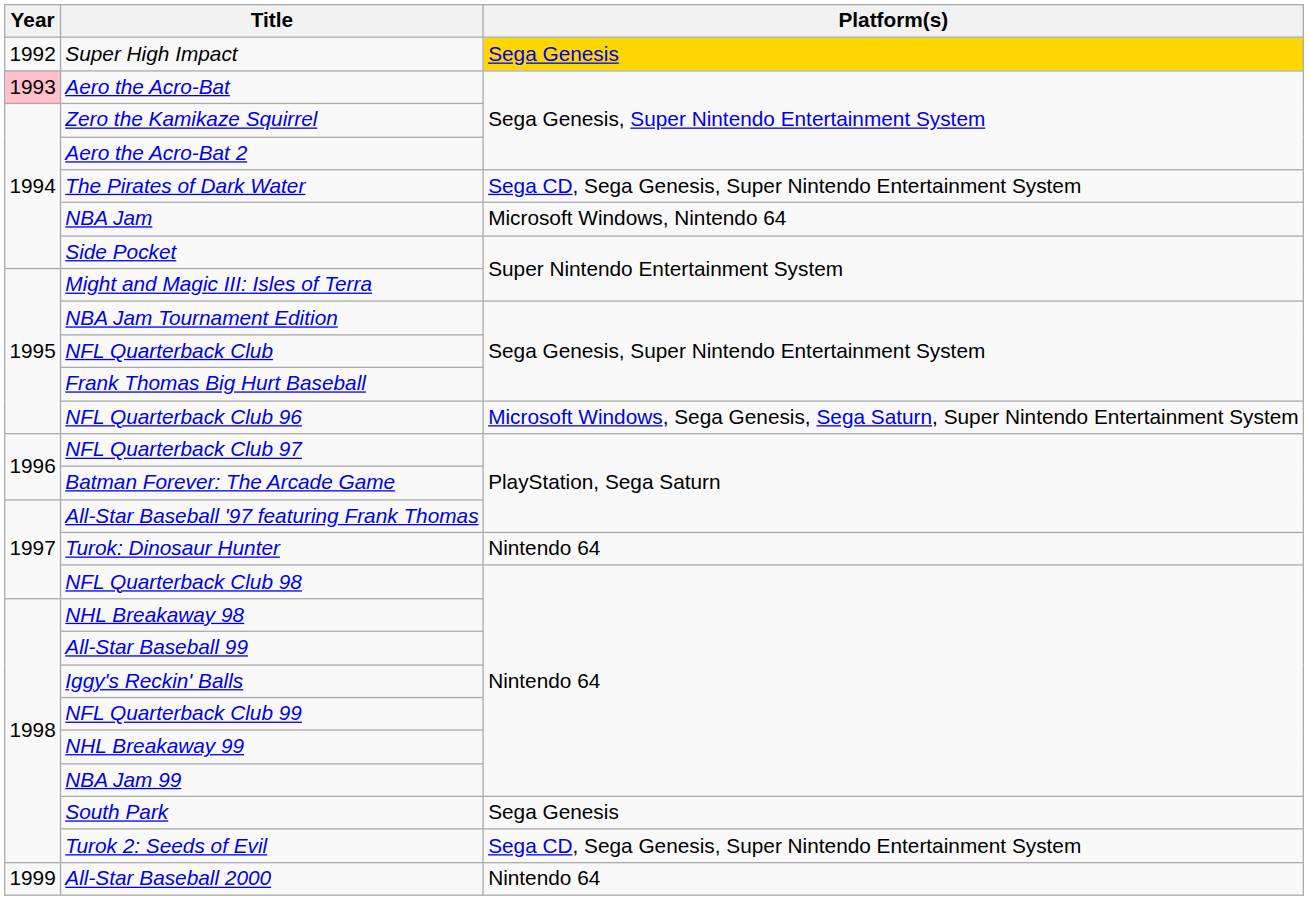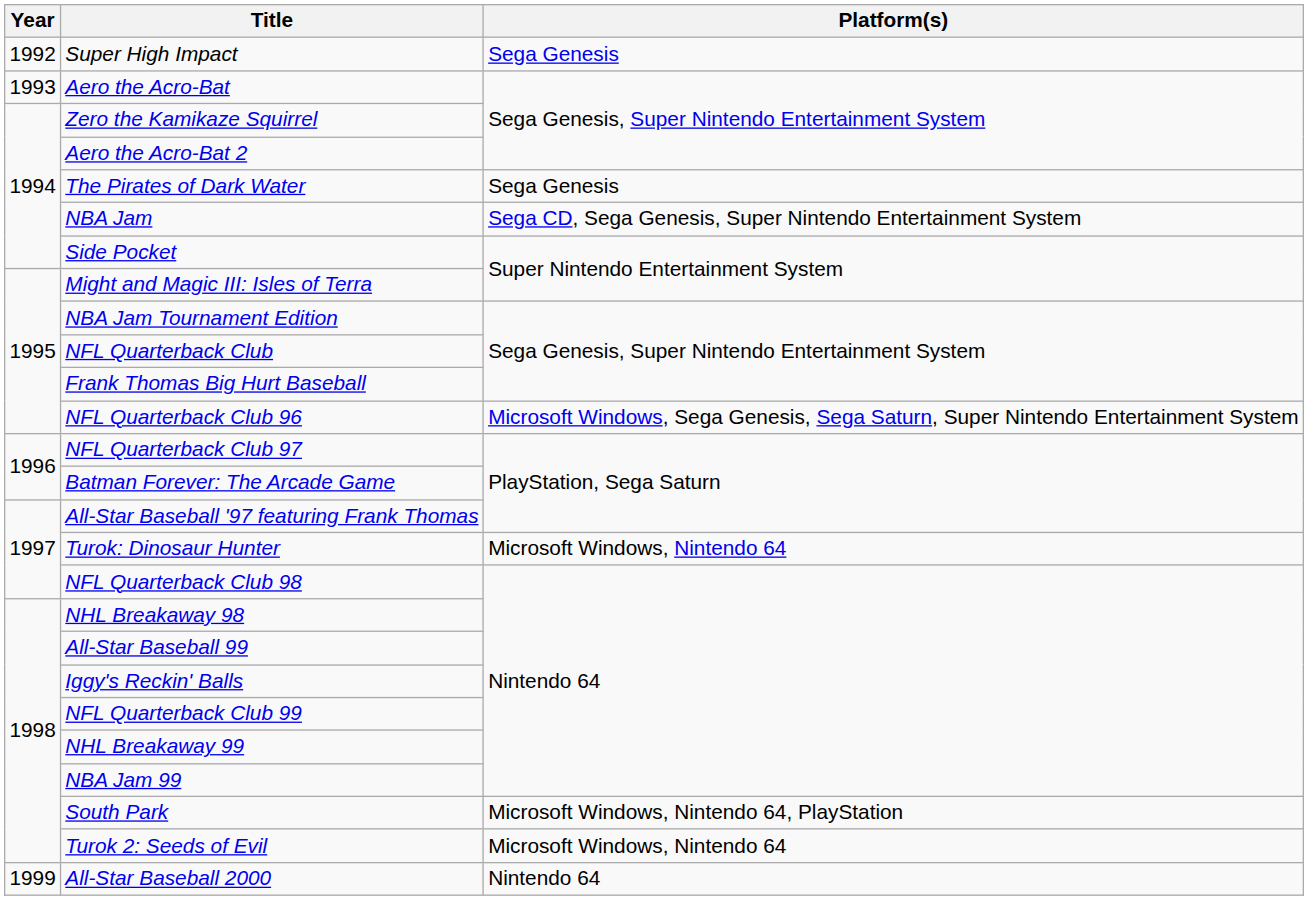(553, 53) gold background -> (553, 53) no background
(33, 86) pink background -> (33, 86) no background
(785, 185) Sega CD, Sega Genesis, Super Nintendo Entertainment System -> (553, 185) Sega Genesis
(637, 218) Microsoft Windows, Nintendo 64 -> (785, 218) Sega CD, Sega Genesis, Super Nintendo Entertainment System
(544, 548) Nintendo 64 -> (637, 548) Microsoft Windows, Nintendo 64
(553, 812) Sega Genesis -> (696, 812) Microsoft Windows, Nintendo 64, PlayStation
(785, 845) Sega CD, Sega Genesis, Super Nintendo Entertainment System -> (637, 845) Microsoft Windows, Nintendo 64
